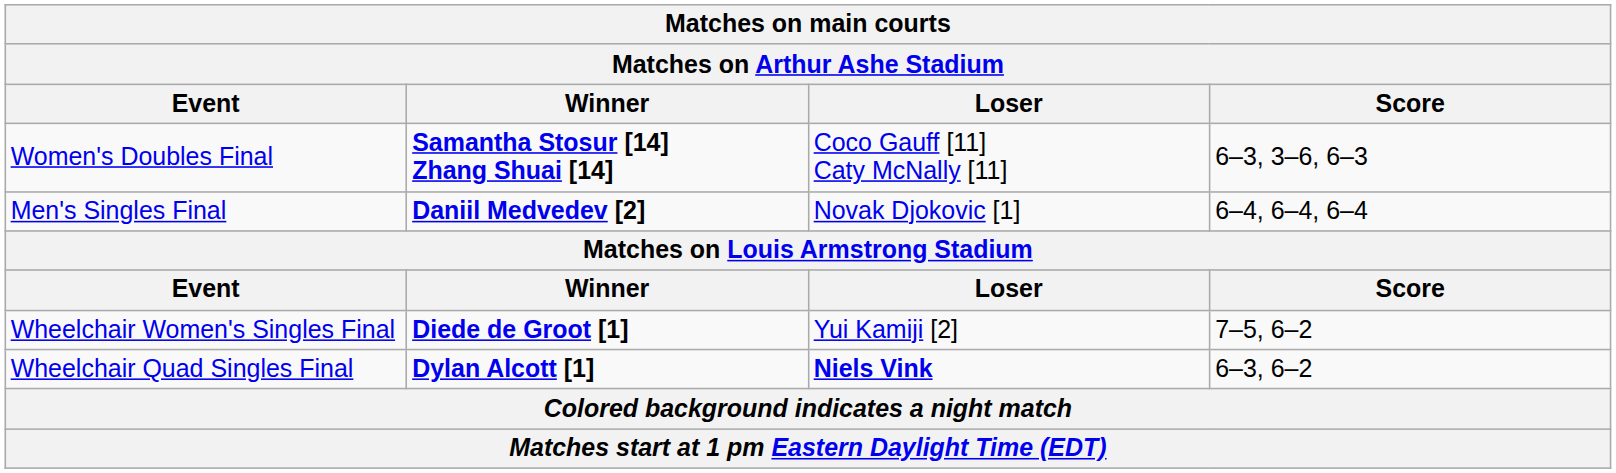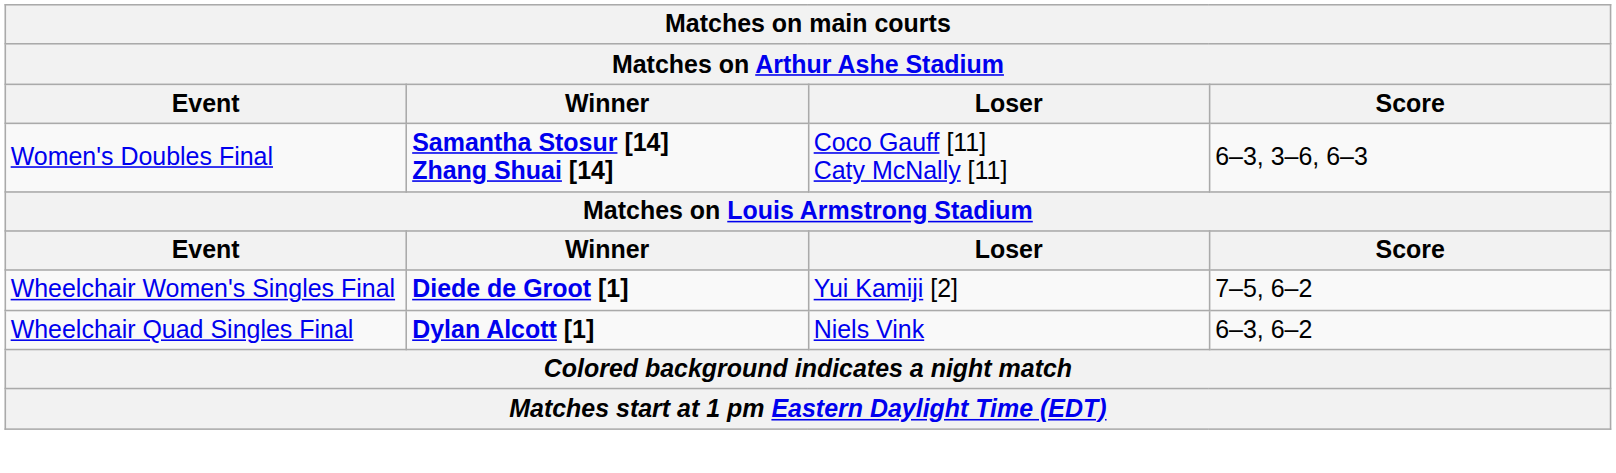- row: (118, 210)
(873, 369) bold -> (869, 329) normal
